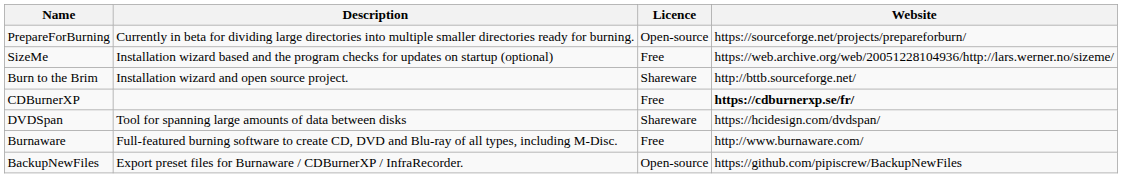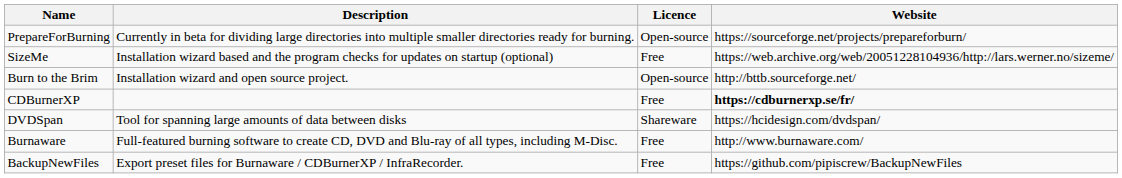(669, 78) Shareware -> (674, 78) Open-source
(674, 162) Open-source -> (652, 162) Free
